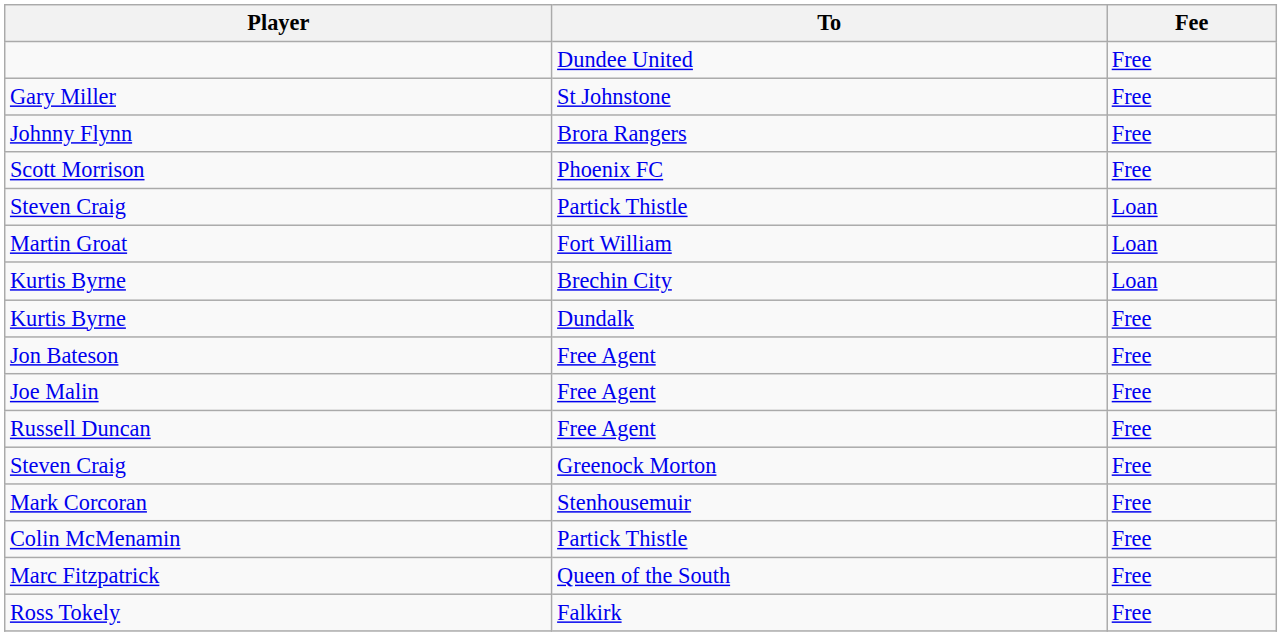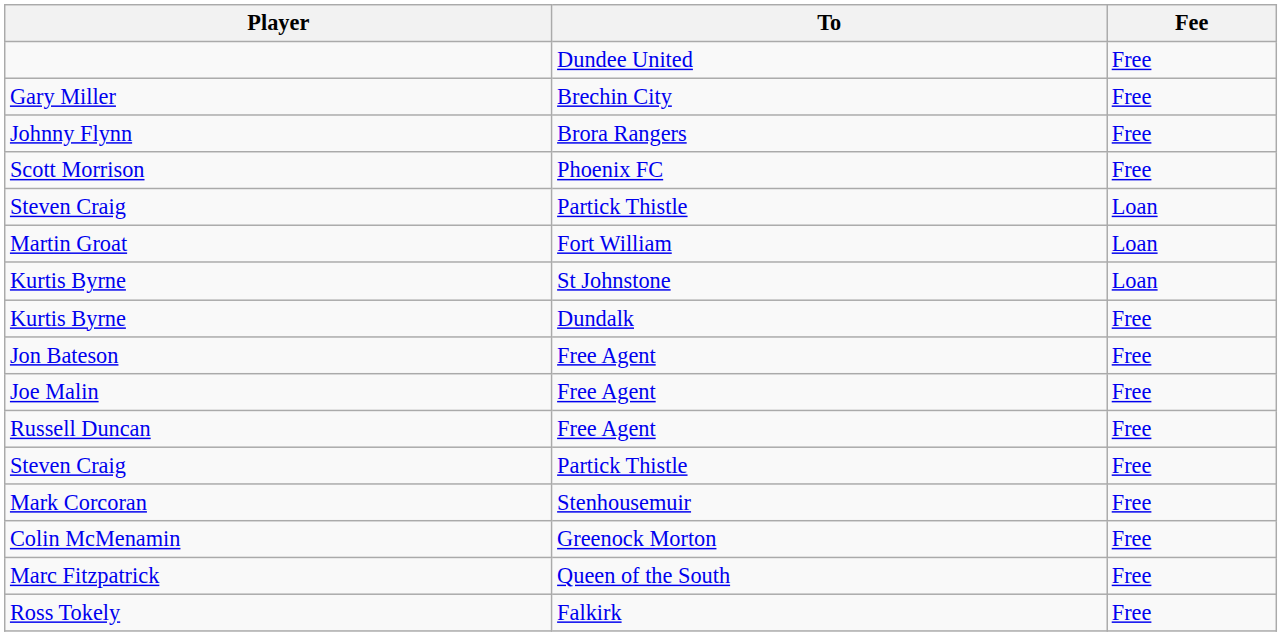(614, 96) St Johnstone -> (614, 96) Brechin City
(614, 281) Brechin City -> (614, 281) St Johnstone
(637, 465) Greenock Morton -> (622, 465) Partick Thistle
(622, 538) Partick Thistle -> (637, 538) Greenock Morton
